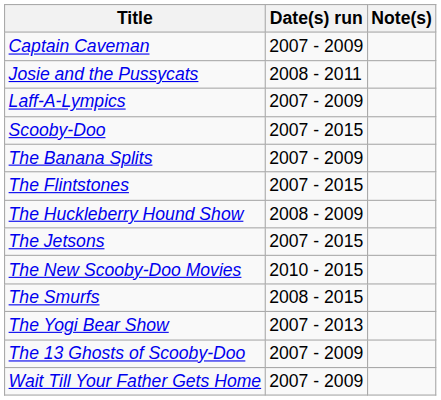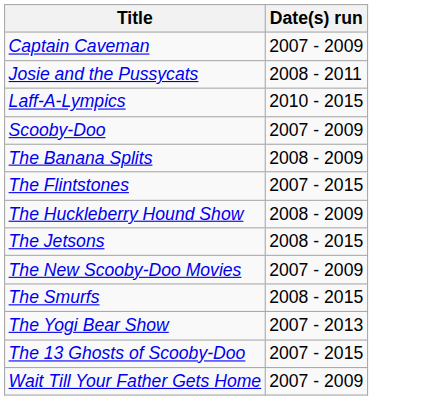- column: (402, 18)
(316, 102) 2007 - 2009 -> (316, 102) 2010 - 2015
(316, 130) 2007 - 2015 -> (316, 130) 2007 - 2009
(316, 158) 2007 - 2009 -> (316, 158) 2008 - 2009
(316, 241) 2007 - 2015 -> (316, 241) 2008 - 2015
(316, 269) 2010 - 2015 -> (316, 269) 2007 - 2009
(316, 353) 2007 - 2009 -> (316, 353) 2007 - 2015
